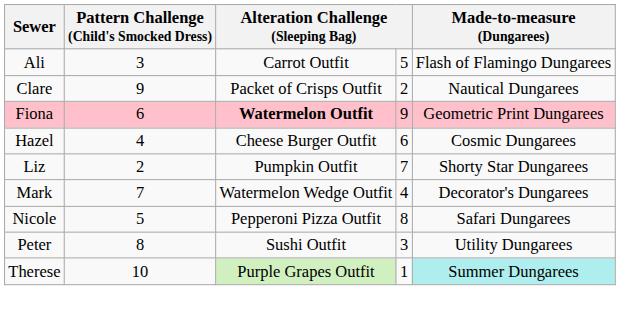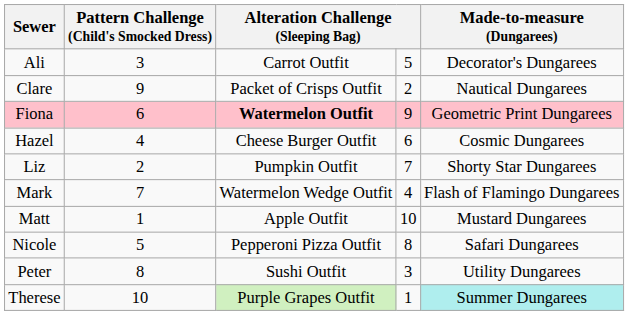(514, 62) Flash of Flamingo Dungarees -> (522, 62) Decorator's Dungarees
(514, 192) Decorator's Dungarees -> (522, 192) Flash of Flamingo Dungarees
+ row: (34, 219)
